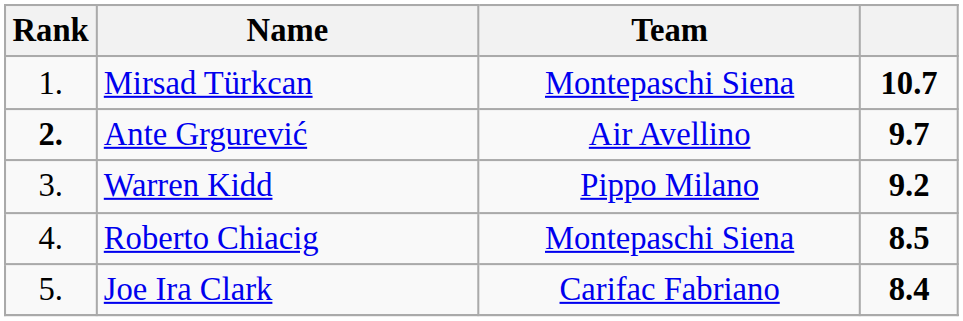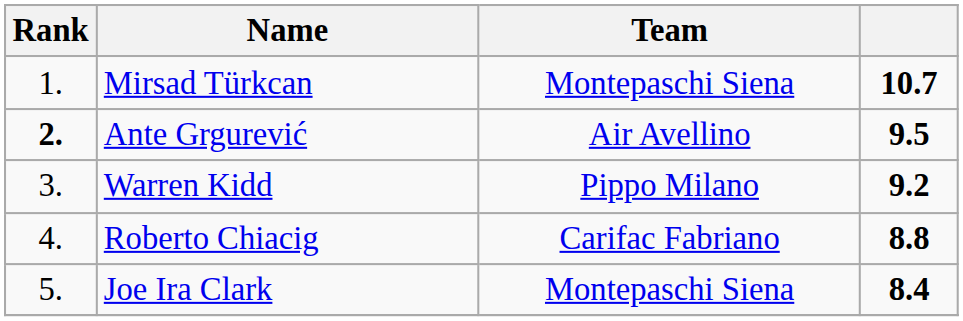(909, 133) 9.7 -> (909, 133) 9.5
(670, 237) Montepaschi Siena -> (670, 237) Carifac Fabriano
(909, 237) 8.5 -> (909, 237) 8.8
(670, 289) Carifac Fabriano -> (670, 289) Montepaschi Siena
